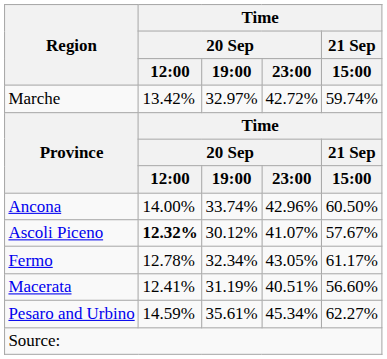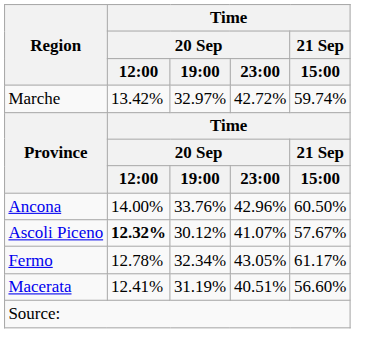(232, 206) 33.74% -> (200, 206) 33.76%
- row: (72, 313)
